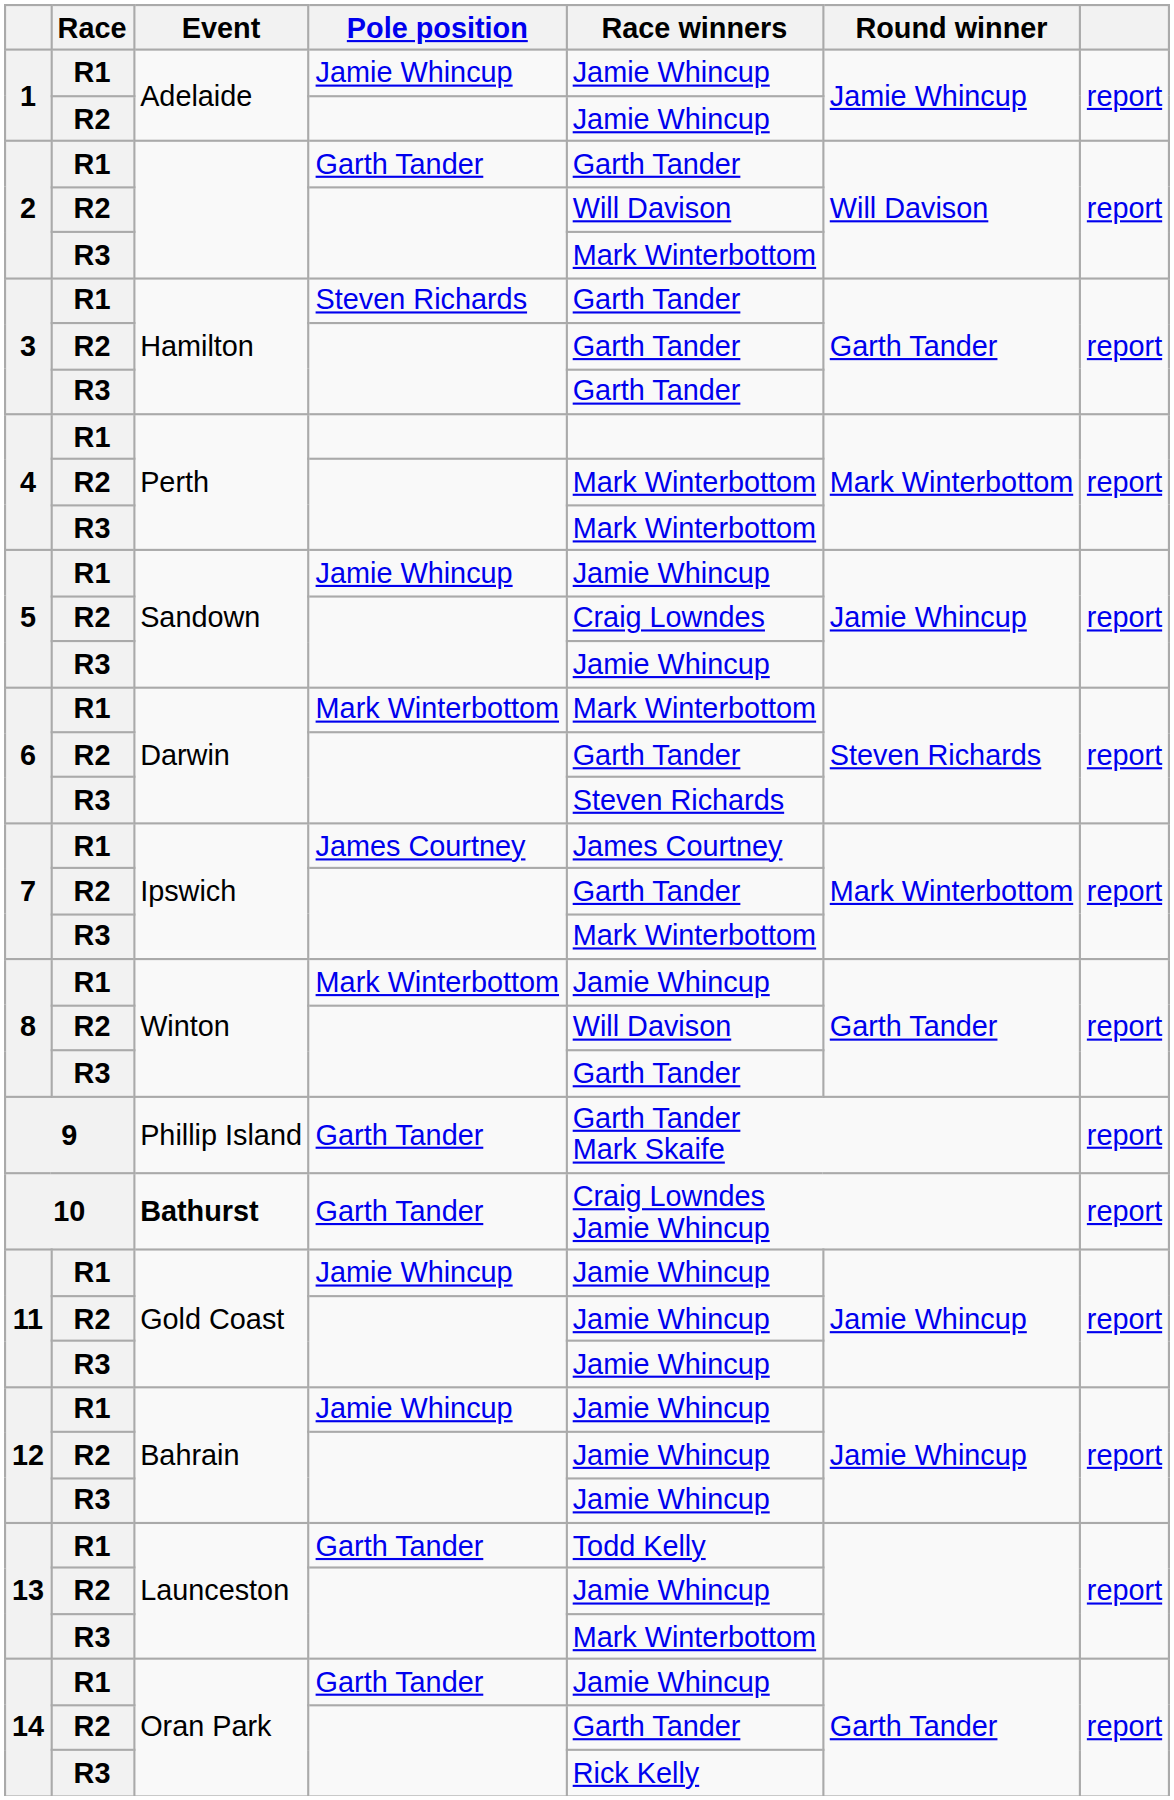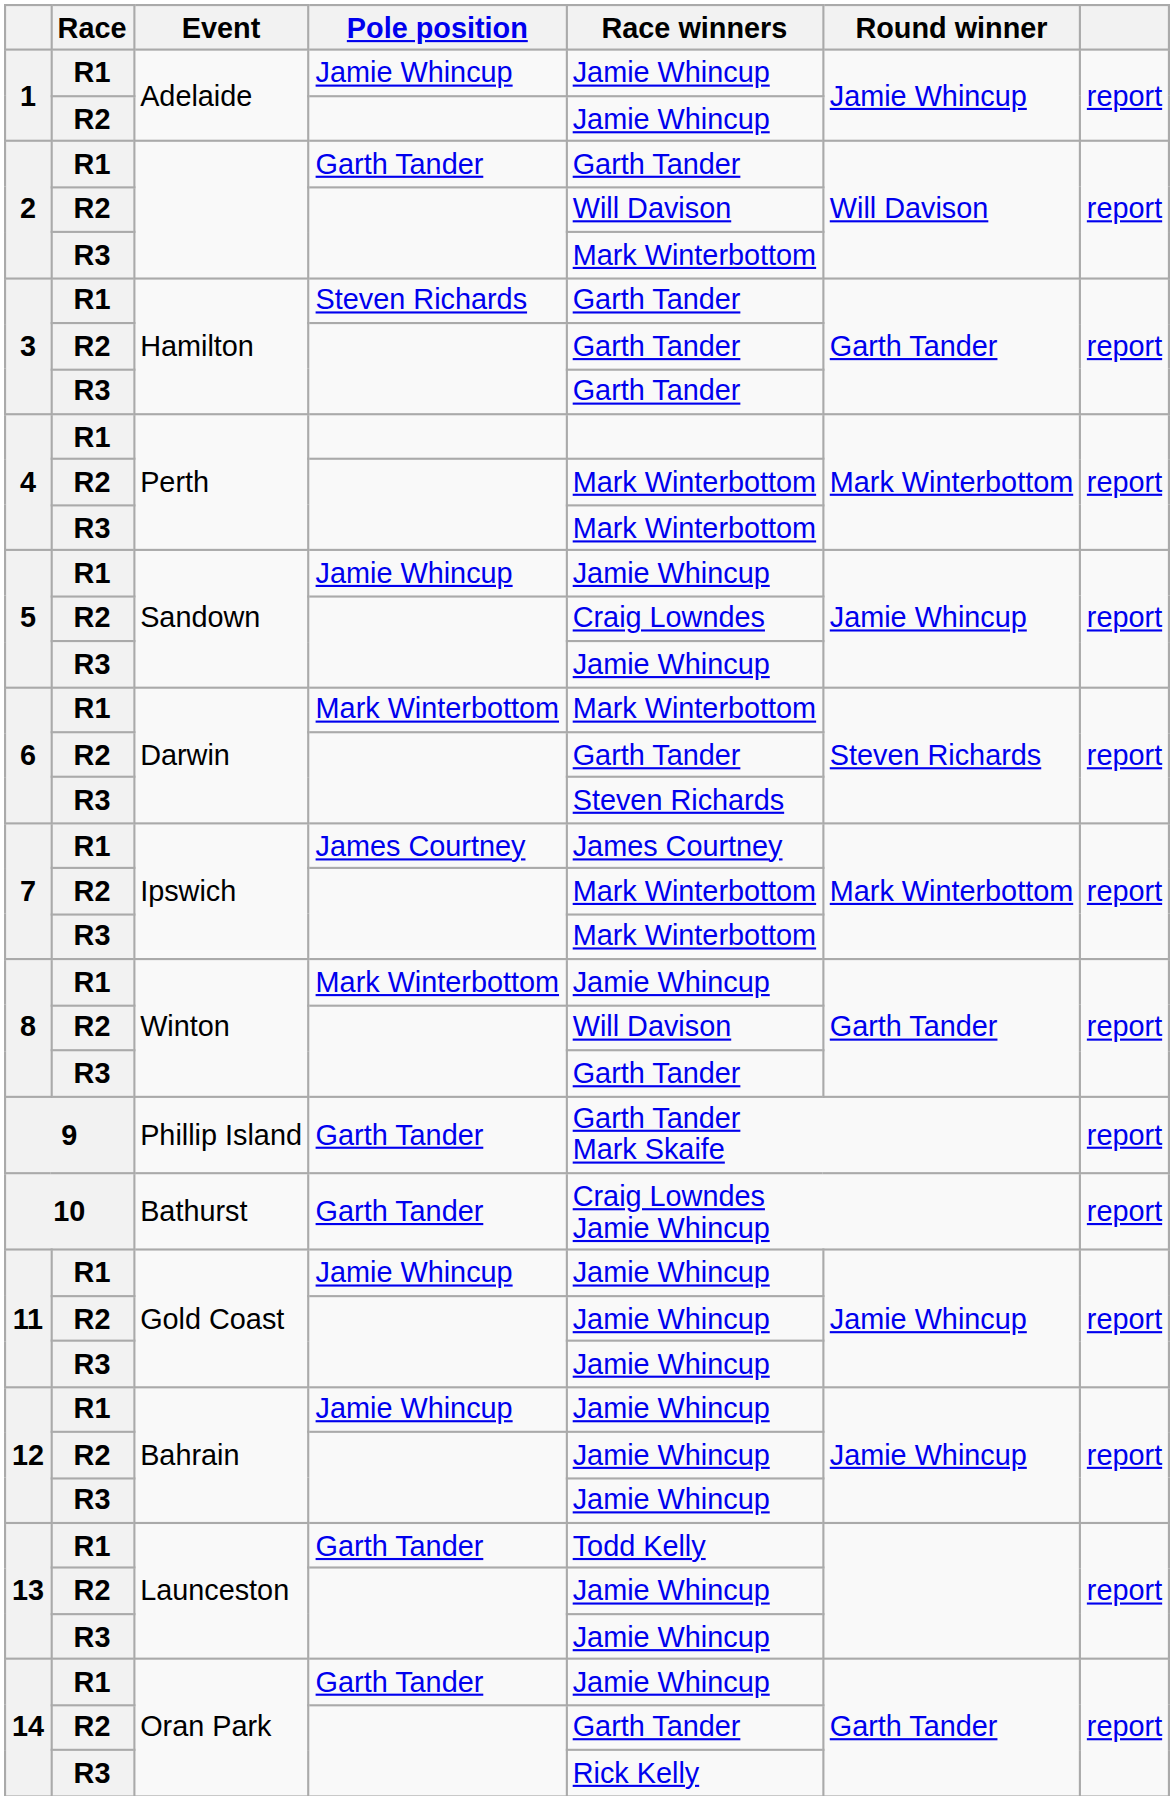(657, 891) Garth Tander -> (694, 891) Mark Winterbottom
(199, 1211) bold -> (194, 1211) normal
(694, 1636) Mark Winterbottom -> (671, 1636) Jamie Whincup
